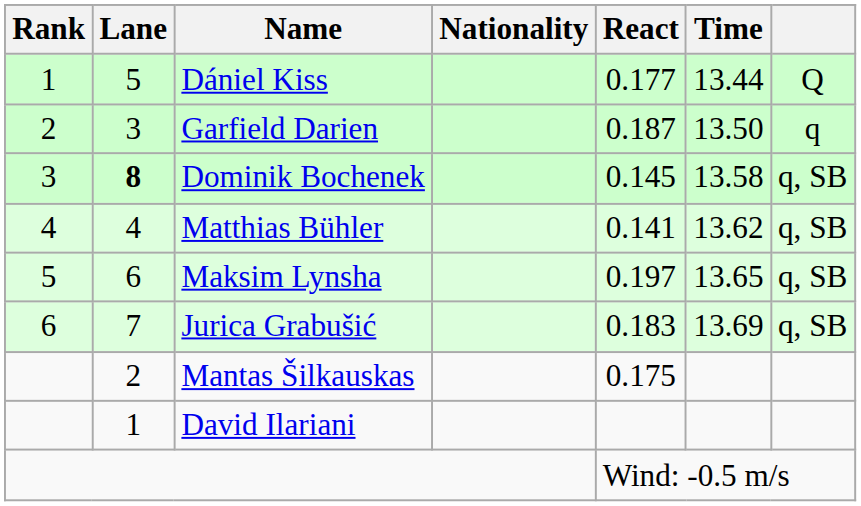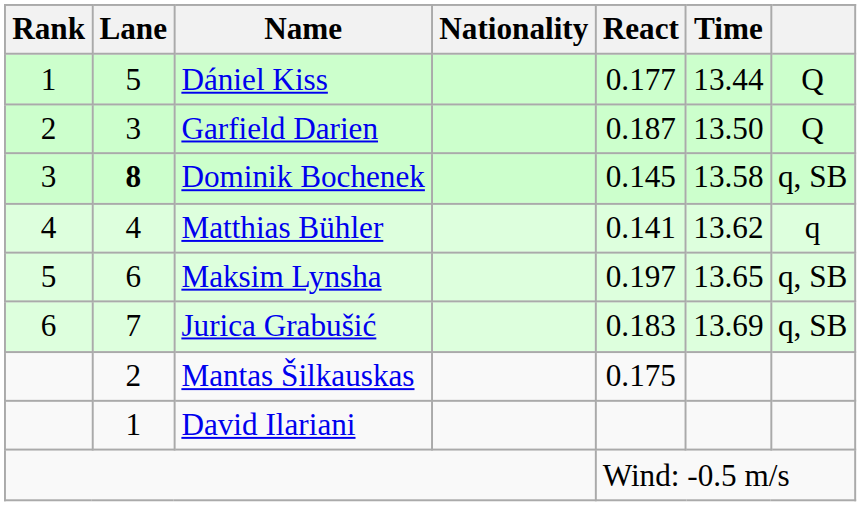(813, 128) q -> (813, 128) Q
(813, 227) q, SB -> (813, 227) q
